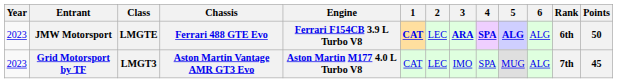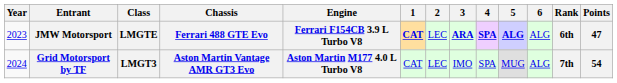(597, 35) 50 -> (597, 35) 47
(17, 64) 2023 -> (17, 64) 2024
(597, 64) 45 -> (597, 64) 54
